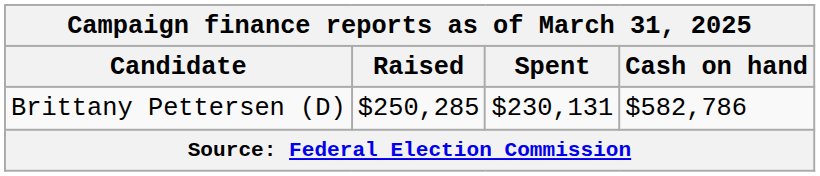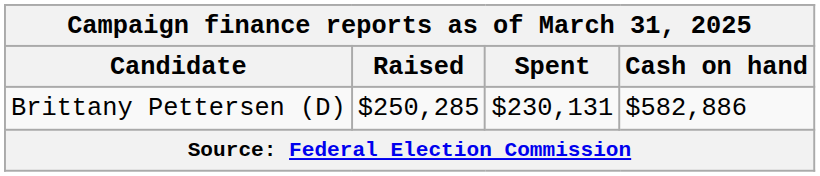(686, 108) $582,786 -> (686, 108) $582,886
